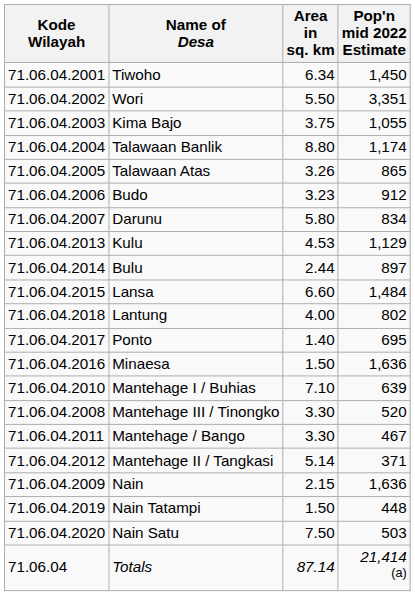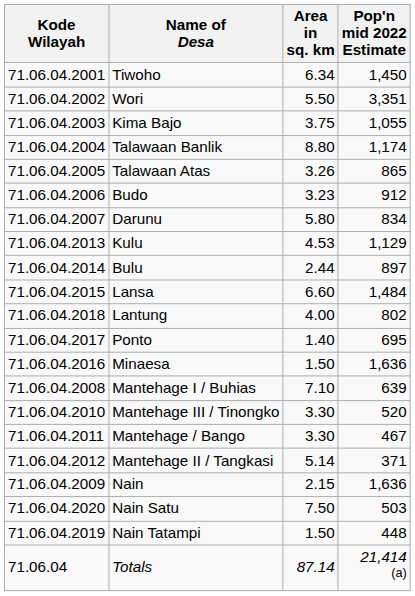(57, 388) 71.06.04.2010 -> (57, 388) 71.06.04.2008
(57, 412) 71.06.04.2008 -> (57, 412) 71.06.04.2010
rows swapped: (156, 508) <-> (146, 532)
